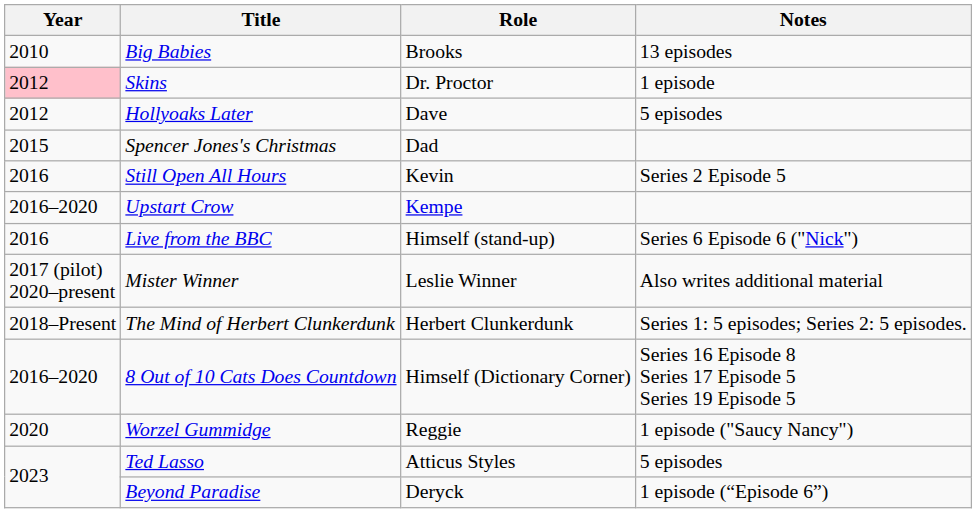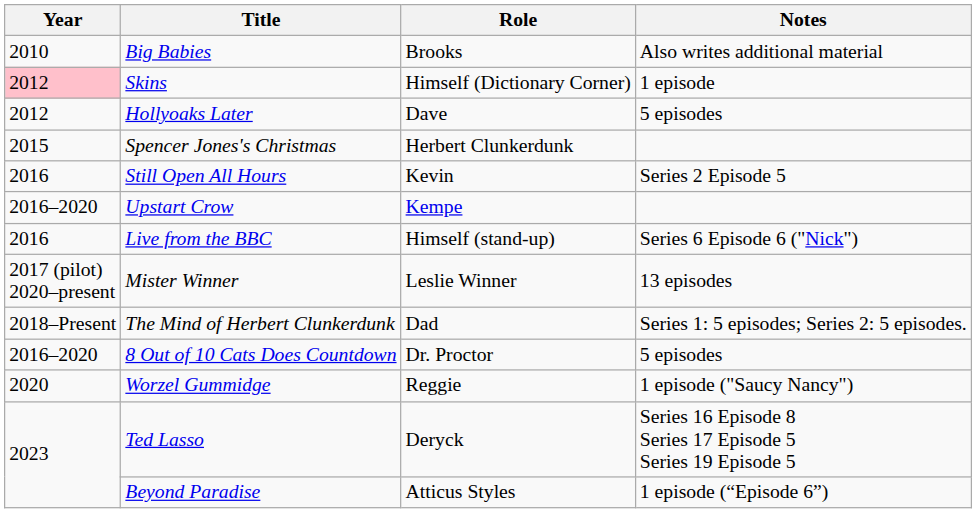(686, 51) 13 episodes -> (761, 51) Also writes additional material
(449, 82) Dr. Proctor -> (518, 82) Himself (Dictionary Corner)
(422, 144) Dad -> (490, 144) Herbert Clunkerdunk
(761, 280) Also writes additional material -> (686, 280) 13 episodes
(490, 323) Herbert Clunkerdunk -> (422, 323) Dad
(518, 376) Himself (Dictionary Corner) -> (449, 354) Dr. Proctor
(718, 376) Series 16 Episode 8 Series 17 Episode 5 Series 19 Episode 5 -> (681, 354) 5 episodes
(461, 461) Atticus Styles -> (435, 438) Deryck
(681, 461) 5 episodes -> (718, 438) Series 16 Episode 8 Series 17 Episode 5 Series 19 Episode 5
(435, 492) Deryck -> (461, 492) Atticus Styles
